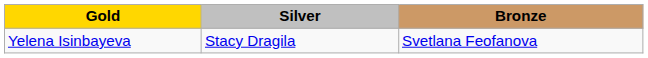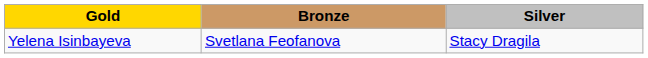columns swapped: (300, 16) <-> (521, 16)
